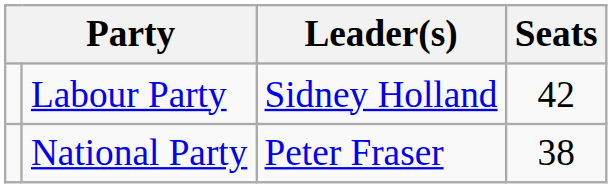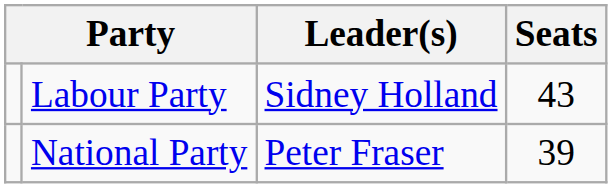(556, 93) 42 -> (556, 93) 43
(556, 152) 38 -> (556, 152) 39
